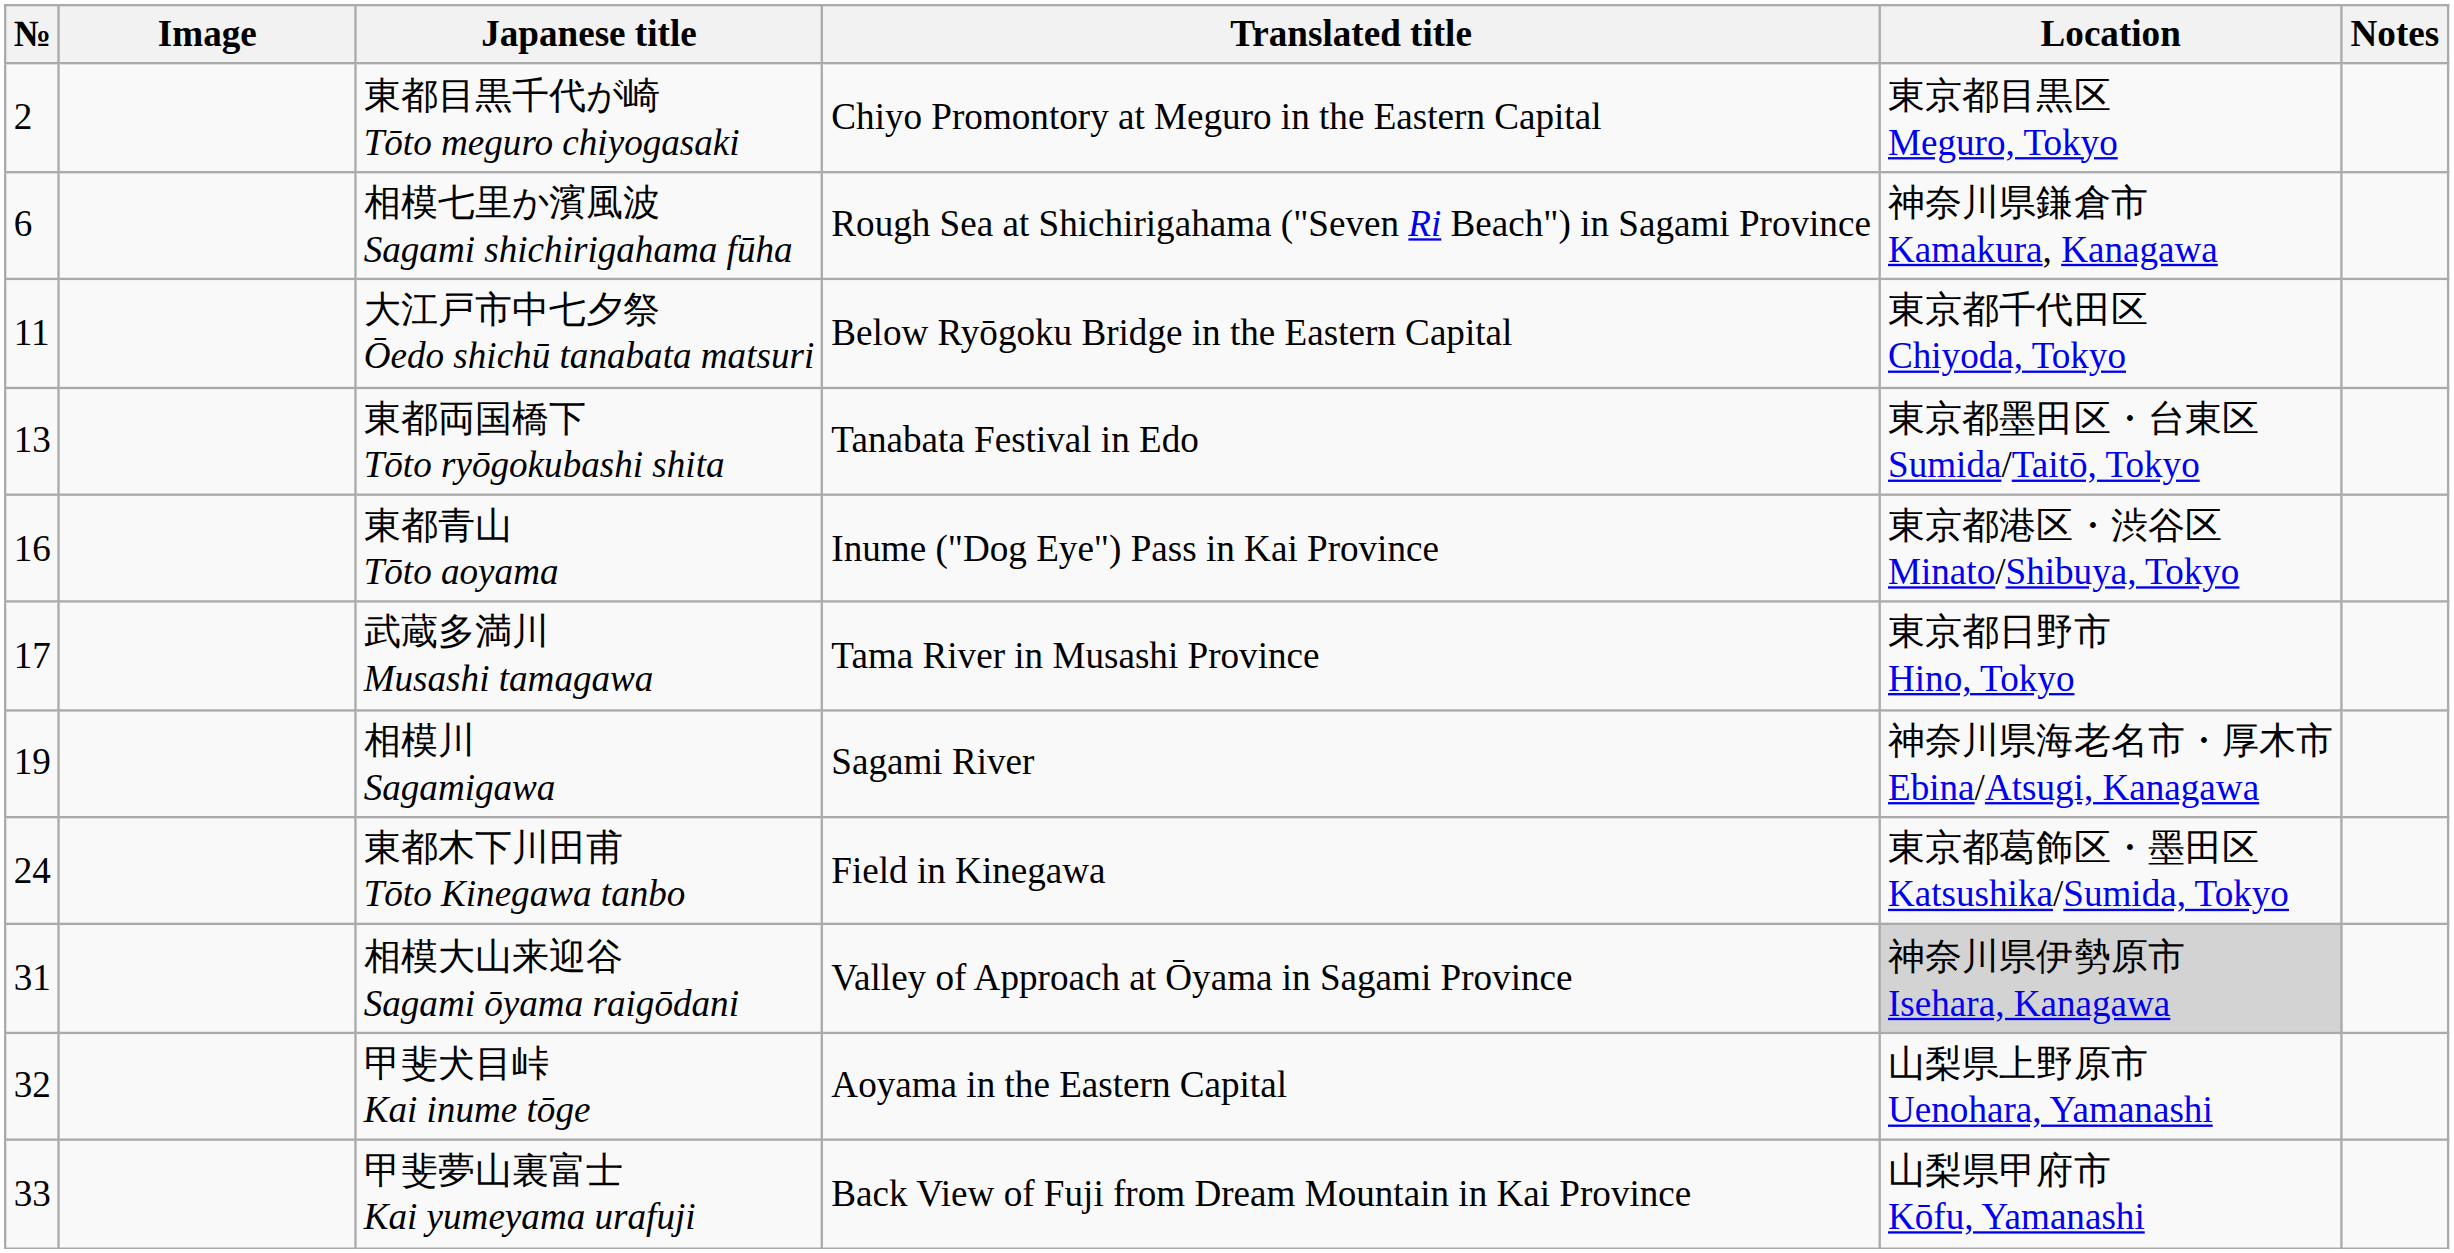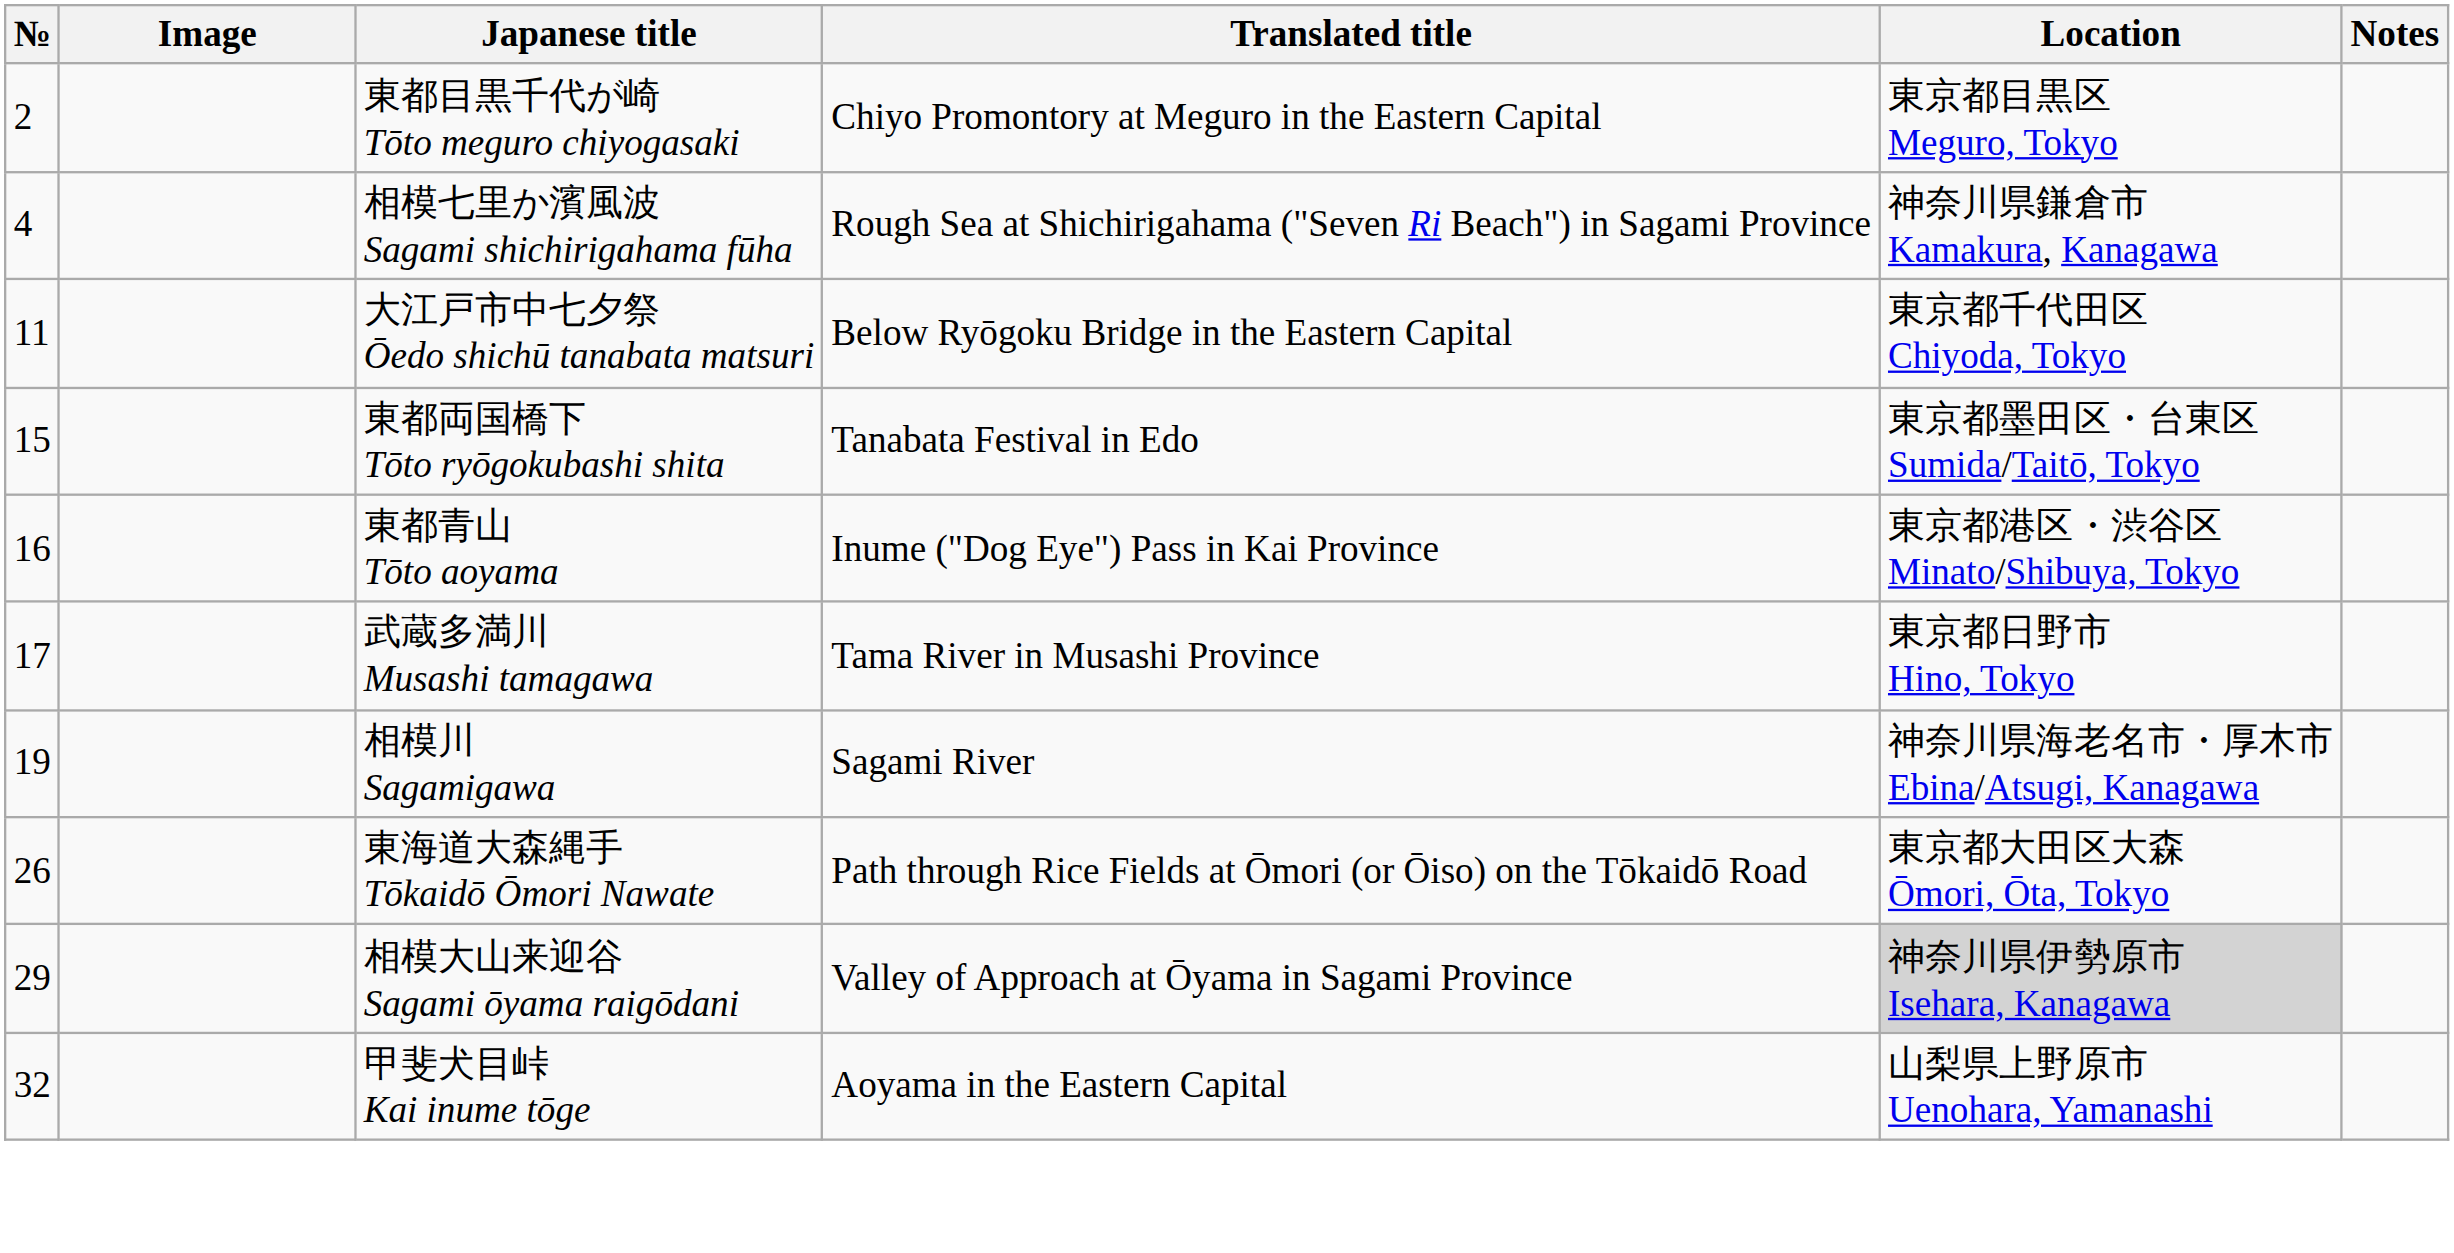(23, 224) 6 -> (23, 224) 4
(32, 439) 13 -> (32, 439) 15
- row: (525, 871)
+ row: (539, 871)
(32, 977) 31 -> (32, 977) 29
- row: (530, 1194)
